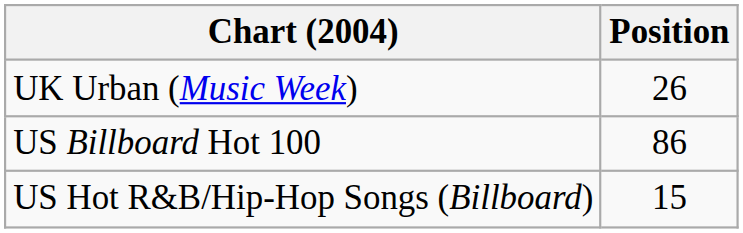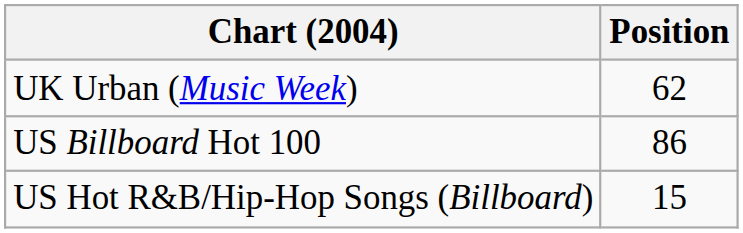(669, 87) 26 -> (669, 87) 62
